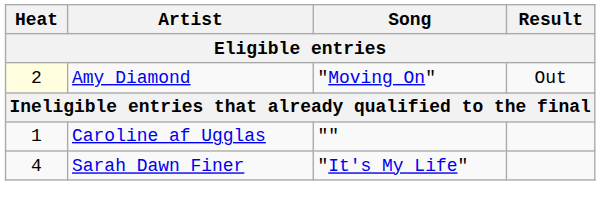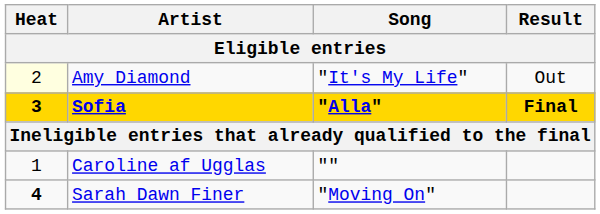(377, 78) "Moving On" -> (393, 78) "It's My Life"
+ row: (99, 107)
(36, 166) normal -> (36, 195) bold
(393, 166) "It's My Life" -> (377, 195) "Moving On"
